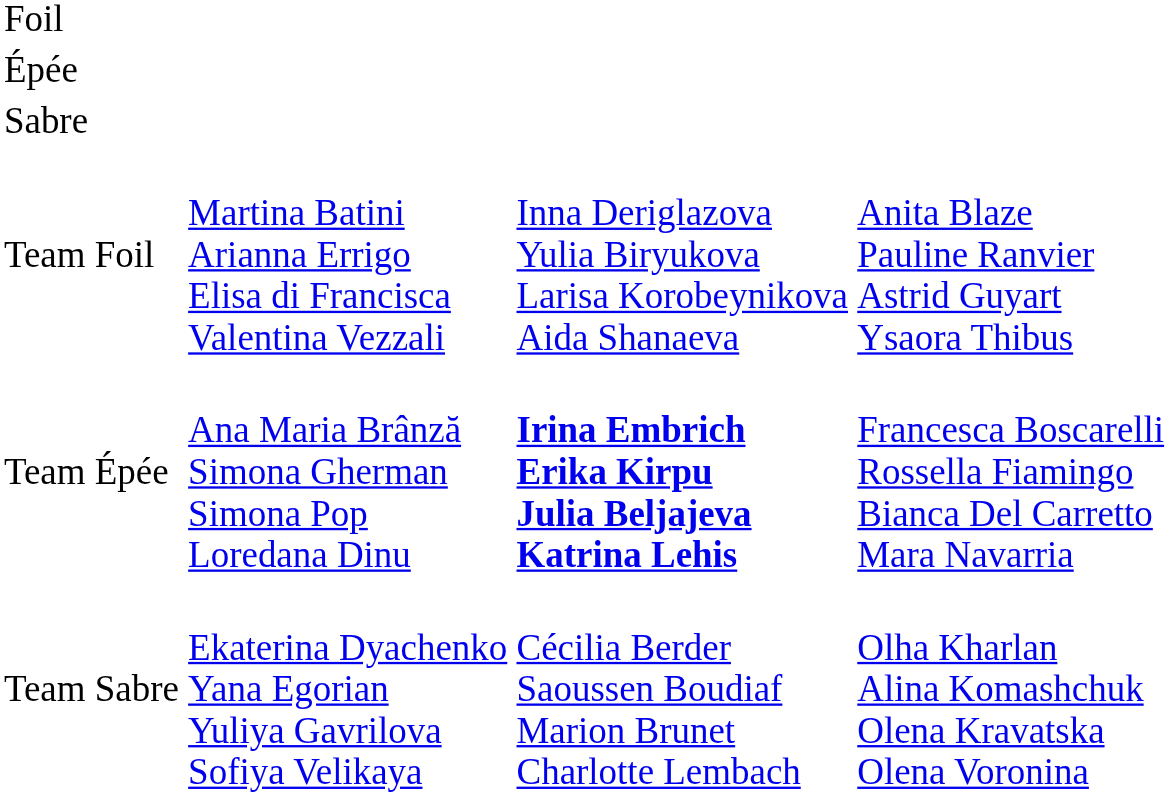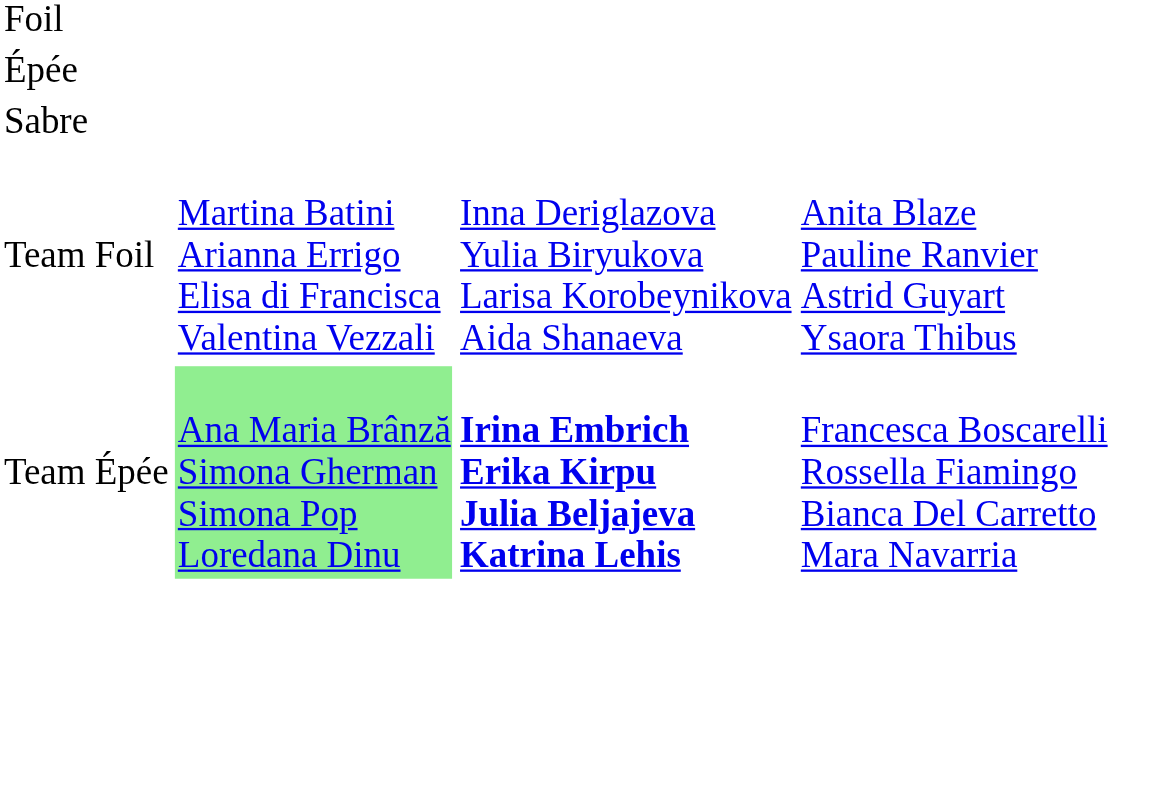(325, 492) no background -> (314, 492) lightgreen background
- row: (91, 688)
